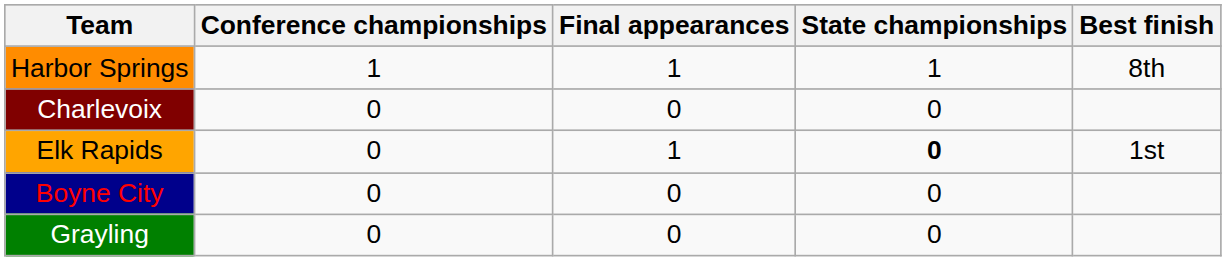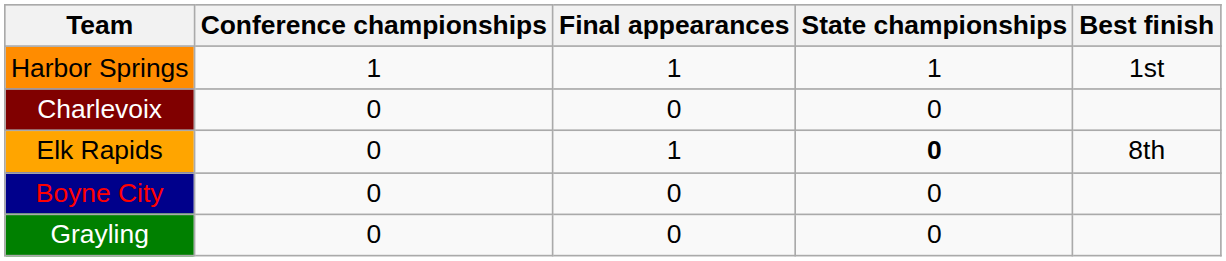(1147, 67) 8th -> (1147, 67) 1st
(1147, 151) 1st -> (1147, 151) 8th
